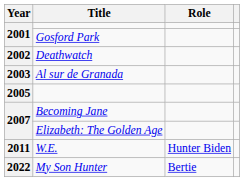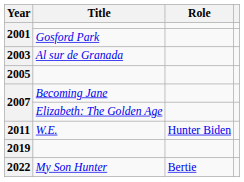- row: (19, 56)
+ row: (19, 148)
